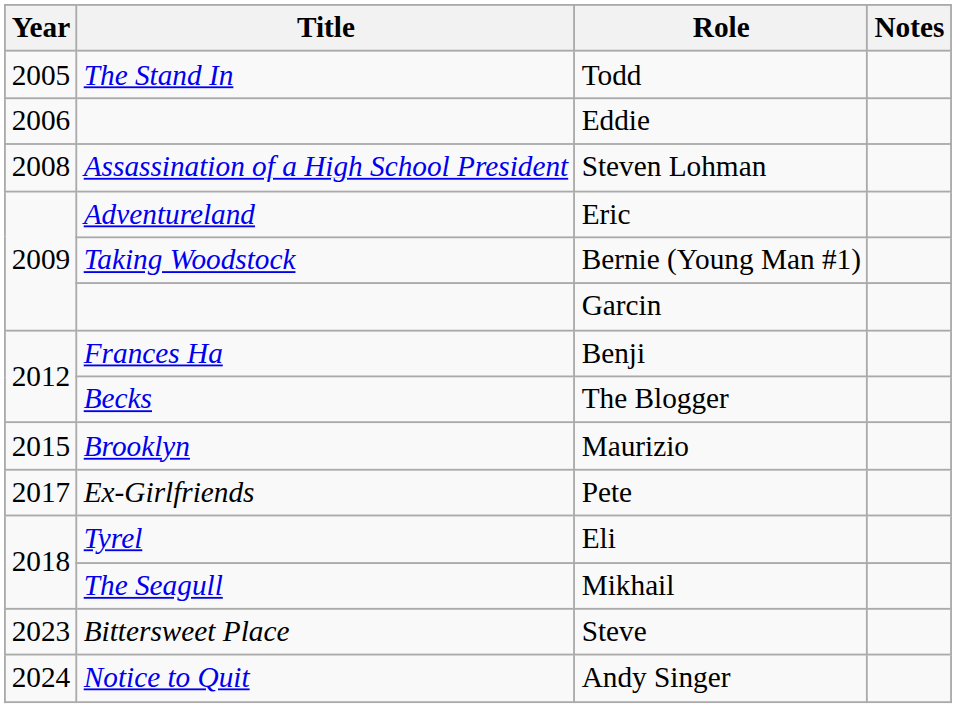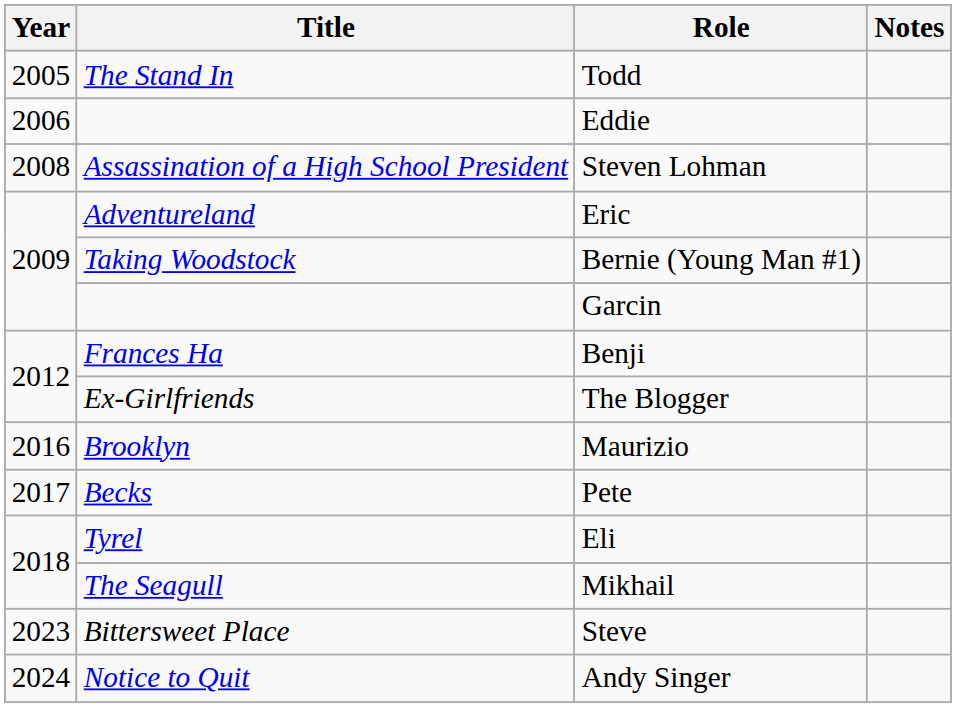(118, 399) Becks -> (169, 399) Ex-Girlfriends
(41, 445) 2015 -> (41, 445) 2016
(169, 492) Ex-Girlfriends -> (118, 492) Becks
